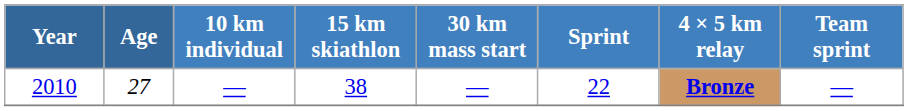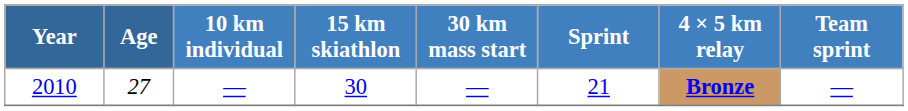(356, 86) 38 -> (356, 86) 30
(599, 86) 22 -> (599, 86) 21
